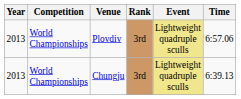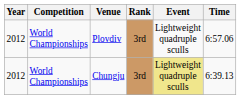(16, 39) 2013 -> (16, 39) 2012
(178, 39) khaki background -> (178, 39) no background
(16, 76) 2013 -> (16, 76) 2012
